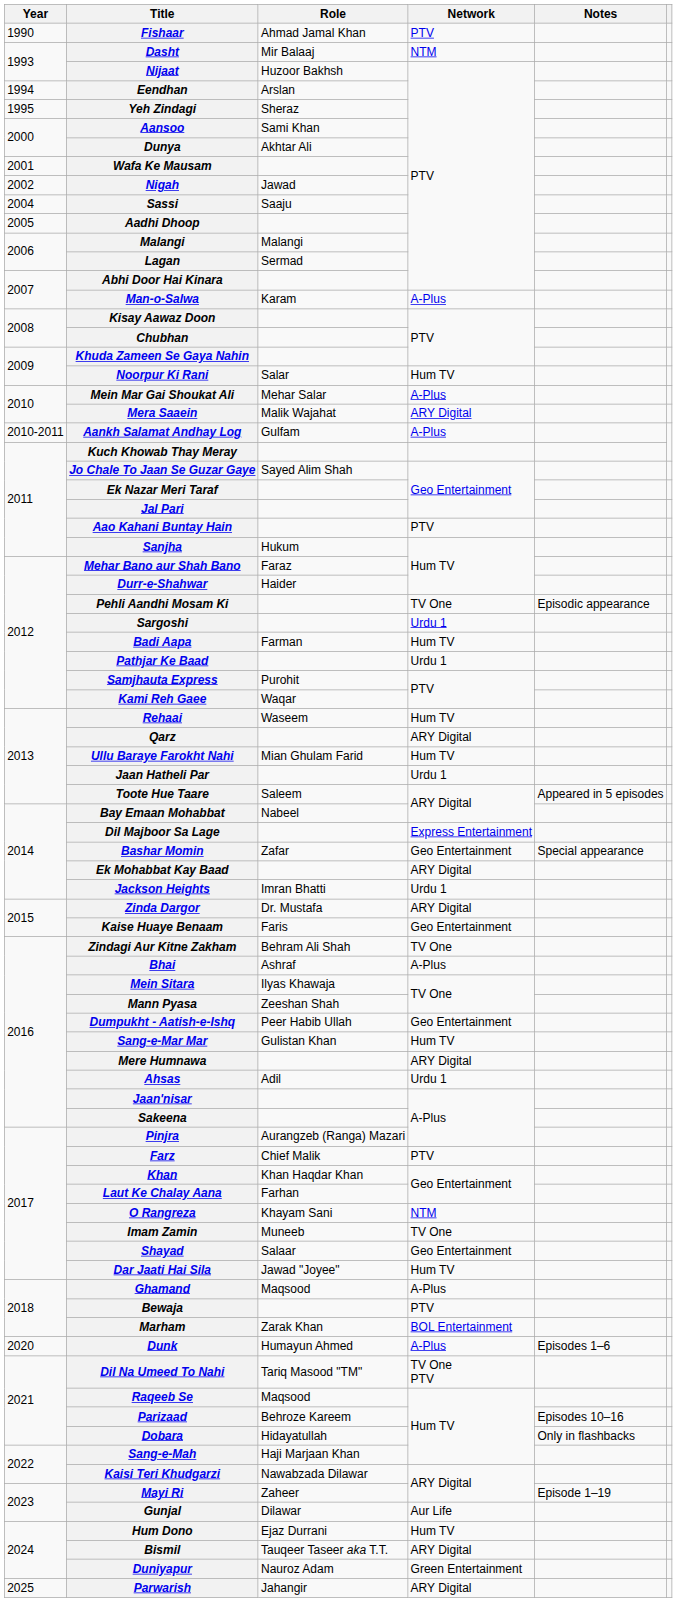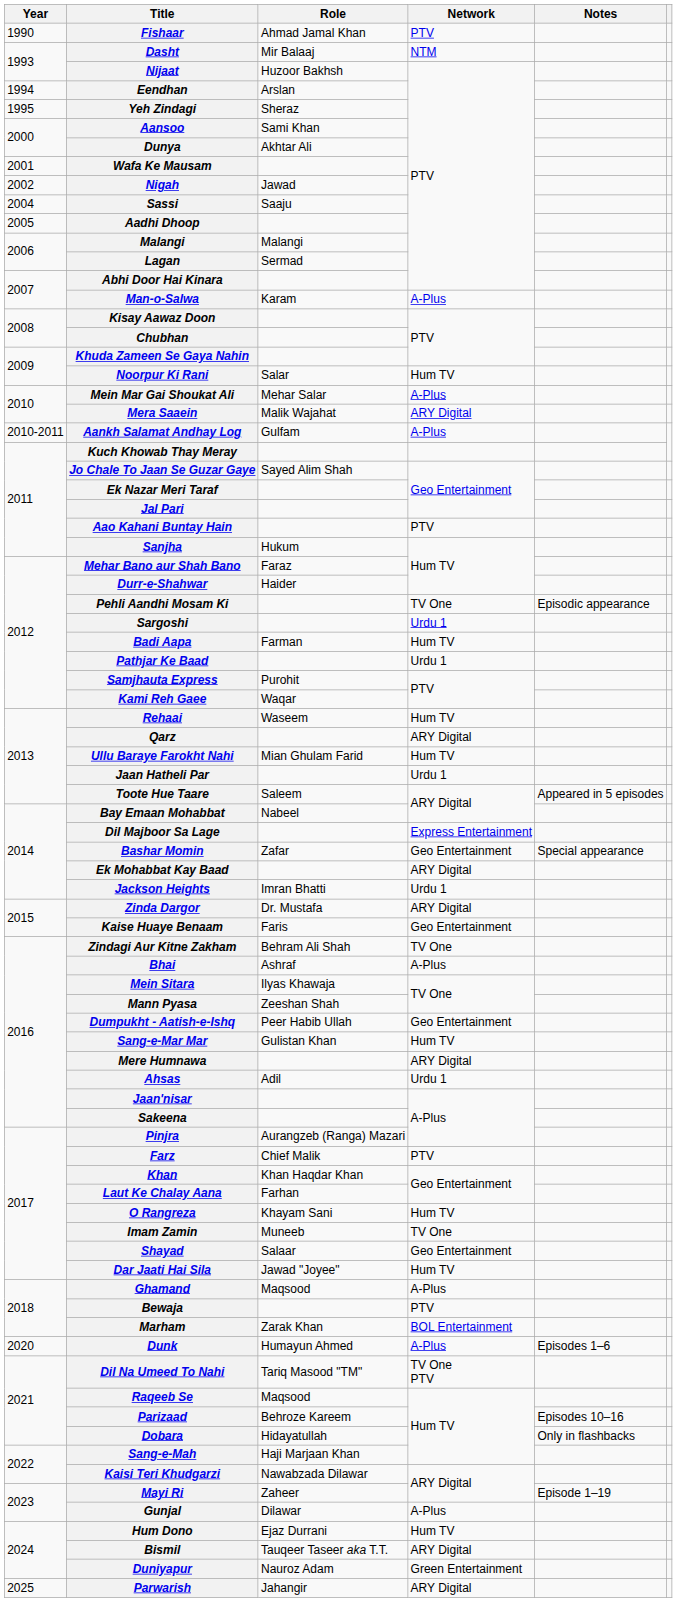(424, 1212) NTM -> (432, 1212) Hum TV
(431, 1511) Aur Life -> (428, 1511) A-Plus
